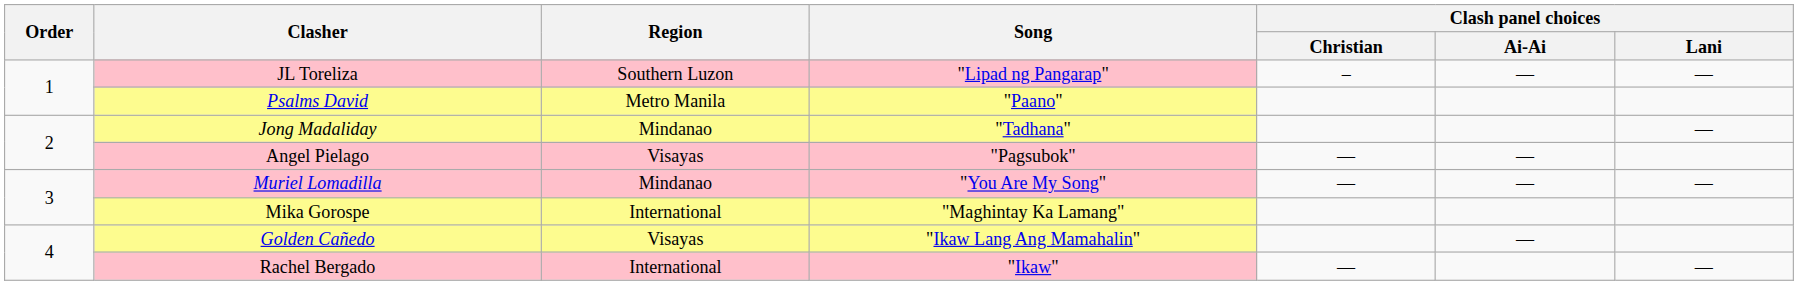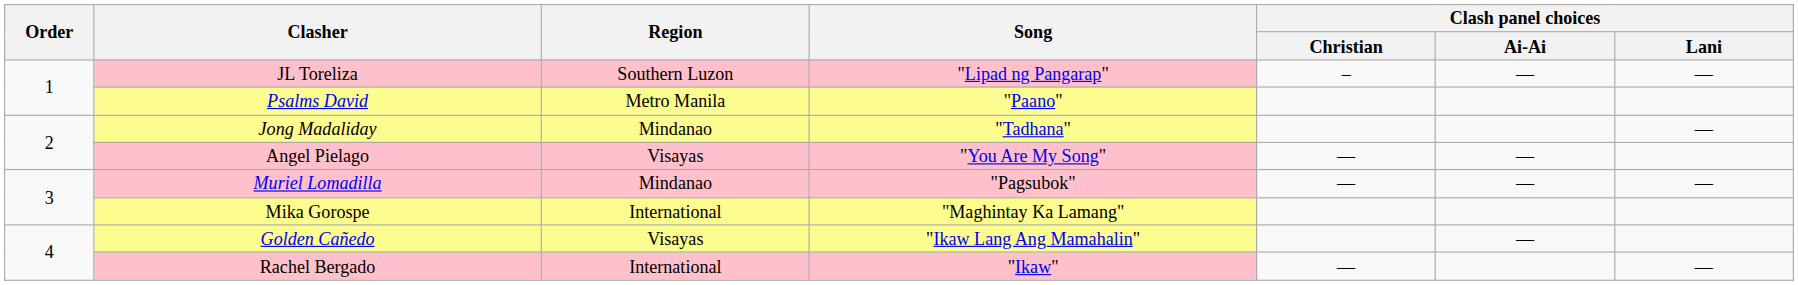(1033, 156) "Pagsubok" -> (1033, 156) "You Are My Song"
(1033, 184) "You Are My Song" -> (1033, 184) "Pagsubok"
